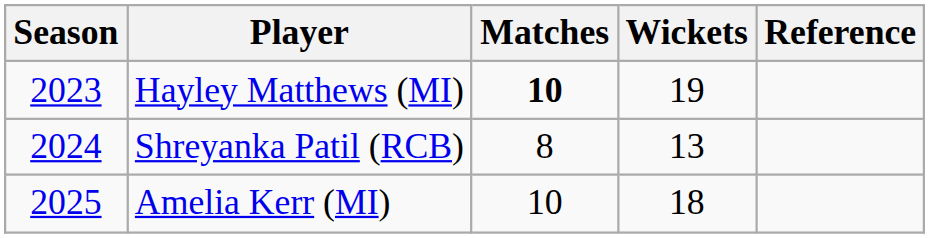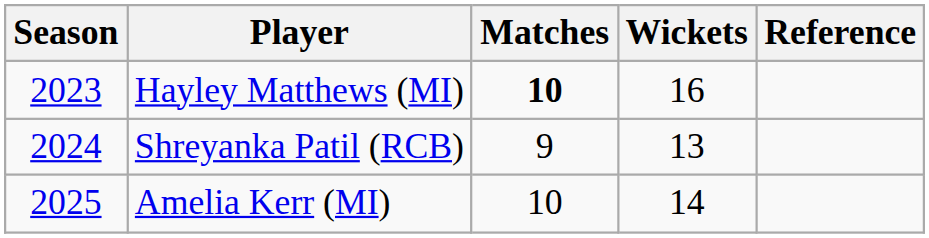(687, 89) 19 -> (687, 89) 16
(545, 145) 8 -> (545, 145) 9
(687, 202) 18 -> (687, 202) 14
